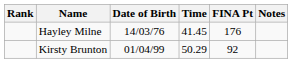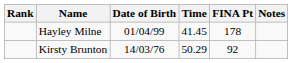(144, 31) 14/03/76 -> (144, 31) 01/04/99
(233, 31) 176 -> (233, 31) 178
(144, 49) 01/04/99 -> (144, 49) 14/03/76
